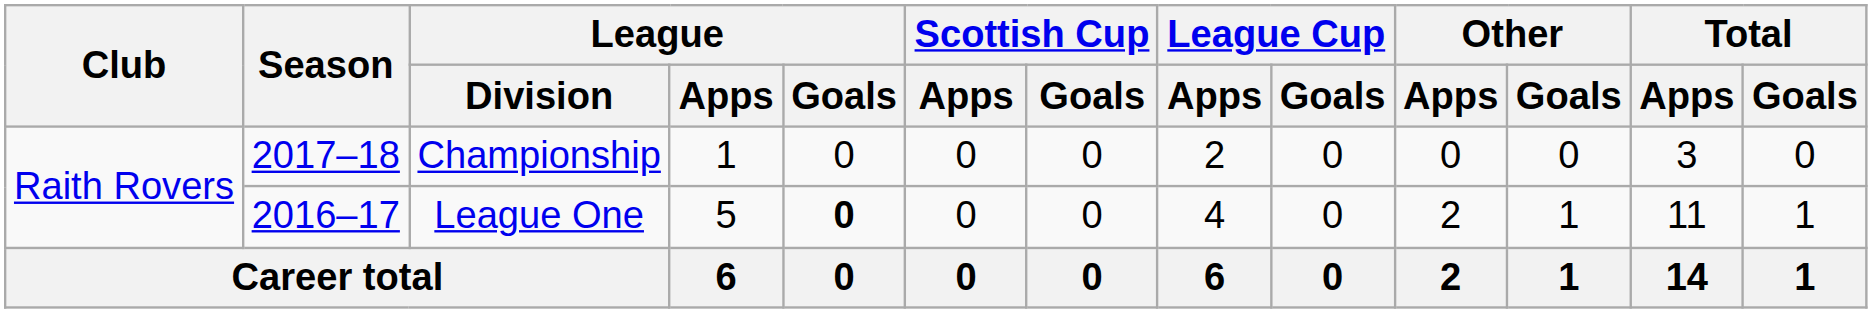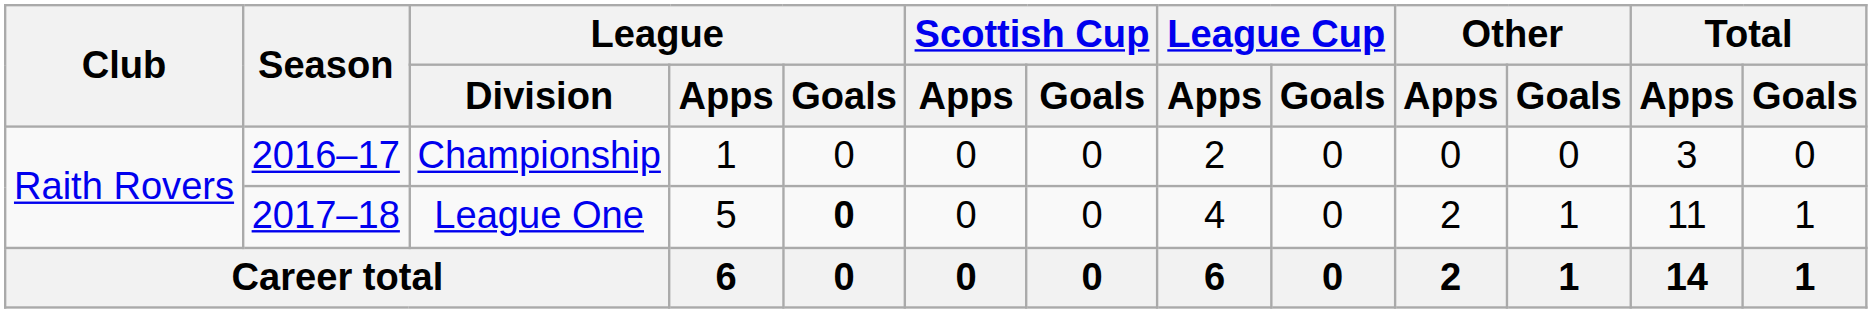(326, 155) 2017–18 -> (326, 155) 2016–17
(326, 215) 2016–17 -> (326, 215) 2017–18
